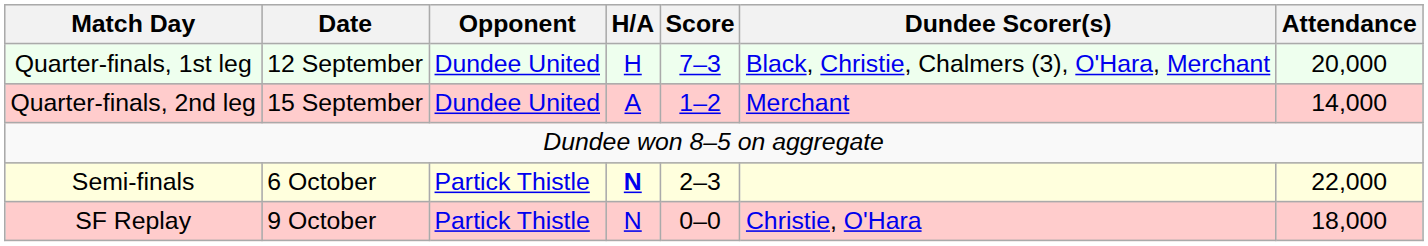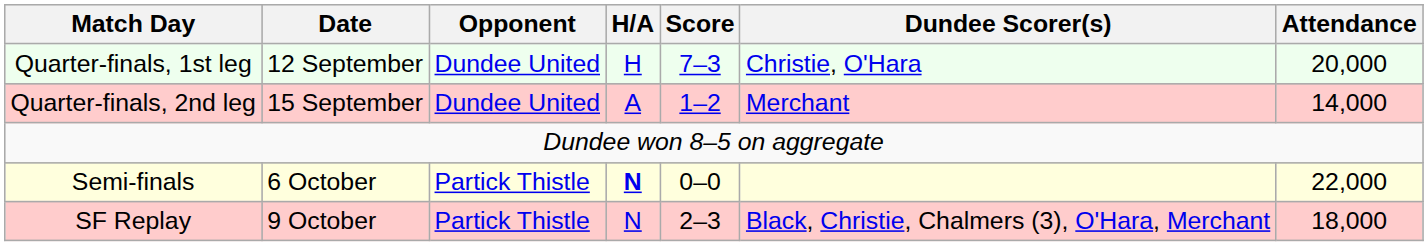(1008, 63) Black, Christie, Chalmers (3), O'Hara, Merchant -> (834, 63) Christie, O'Hara
(700, 181) 2–3 -> (700, 181) 0–0
(700, 220) 0–0 -> (700, 220) 2–3
(834, 220) Christie, O'Hara -> (1008, 220) Black, Christie, Chalmers (3), O'Hara, Merchant
